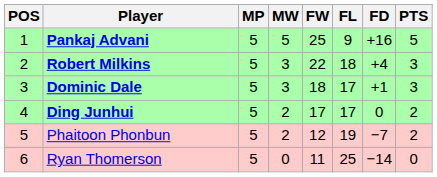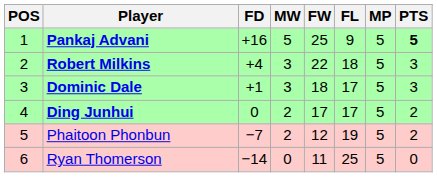columns swapped: (253, 16) <-> (379, 16)
(414, 40) normal -> (414, 40) bold
